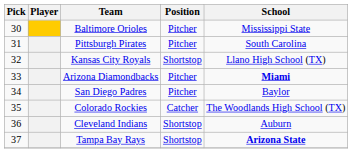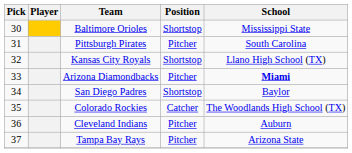(182, 28) Pitcher -> (182, 28) Shortstop
(182, 92) Pitcher -> (182, 92) Shortstop
(182, 124) Shortstop -> (182, 124) Pitcher
(182, 140) Shortstop -> (182, 140) Pitcher
(276, 140) bold -> (276, 140) normal
